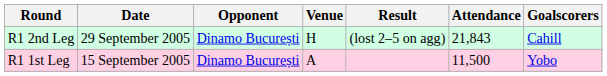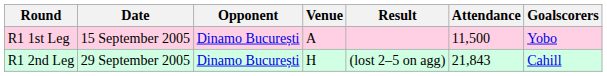rows swapped: (39, 60) <-> (41, 37)
